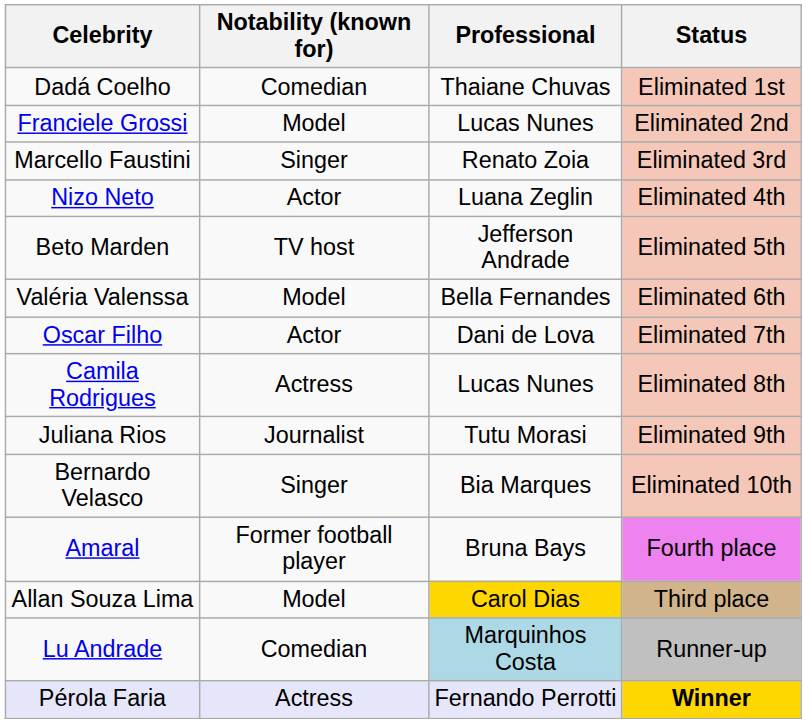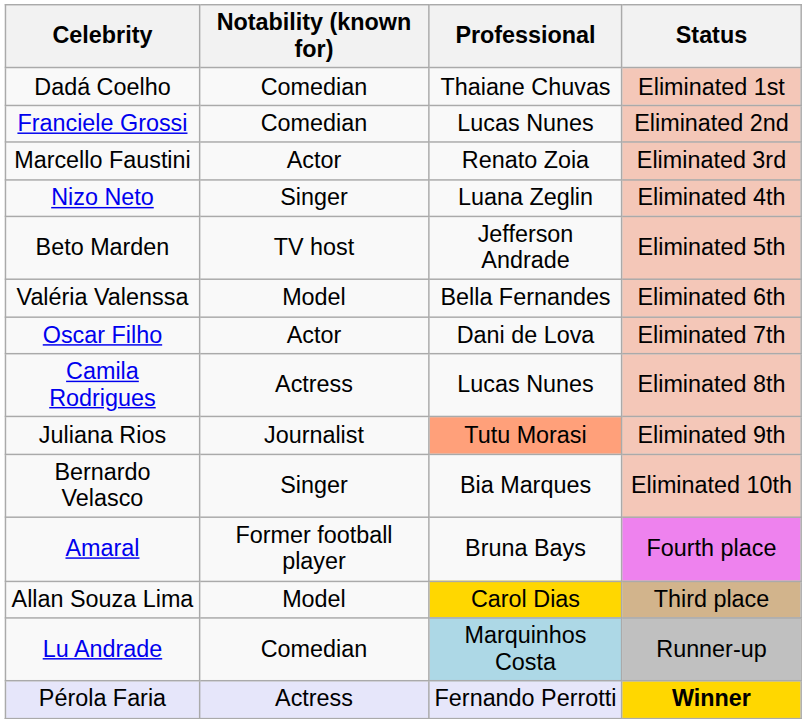(314, 123) Model -> (314, 123) Comedian
(314, 160) Singer -> (314, 160) Actor
(314, 197) Actor -> (314, 197) Singer
(526, 435) no background -> (526, 435) lightsalmon background
